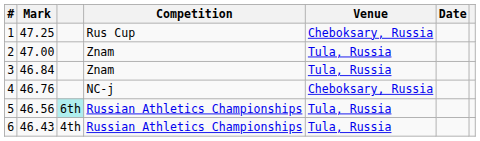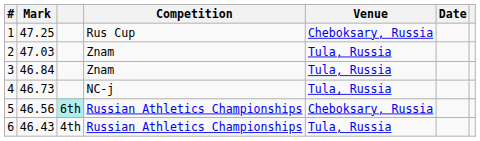(37, 52) 47.00 -> (37, 52) 47.03
(37, 89) 46.76 -> (37, 89) 46.73
(371, 89) Cheboksary, Russia -> (350, 89) Tula, Russia
(350, 108) Tula, Russia -> (371, 108) Cheboksary, Russia
